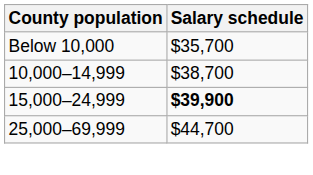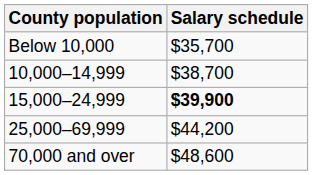(202, 128) $44,700 -> (202, 128) $44,200
+ row: (72, 156)
